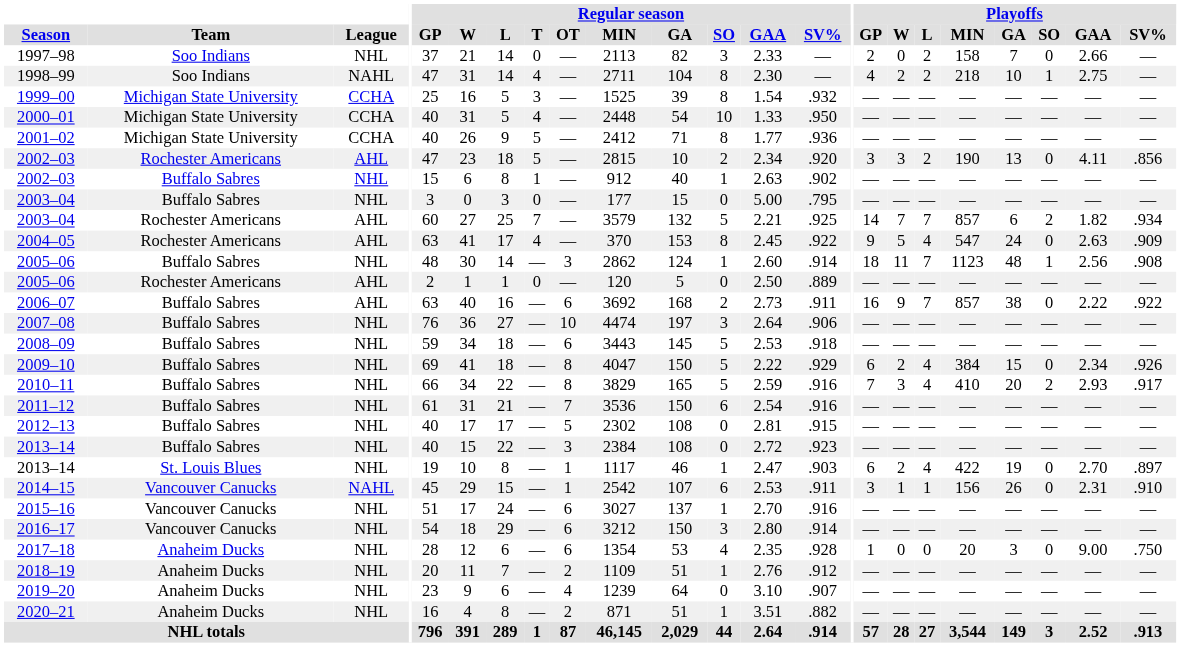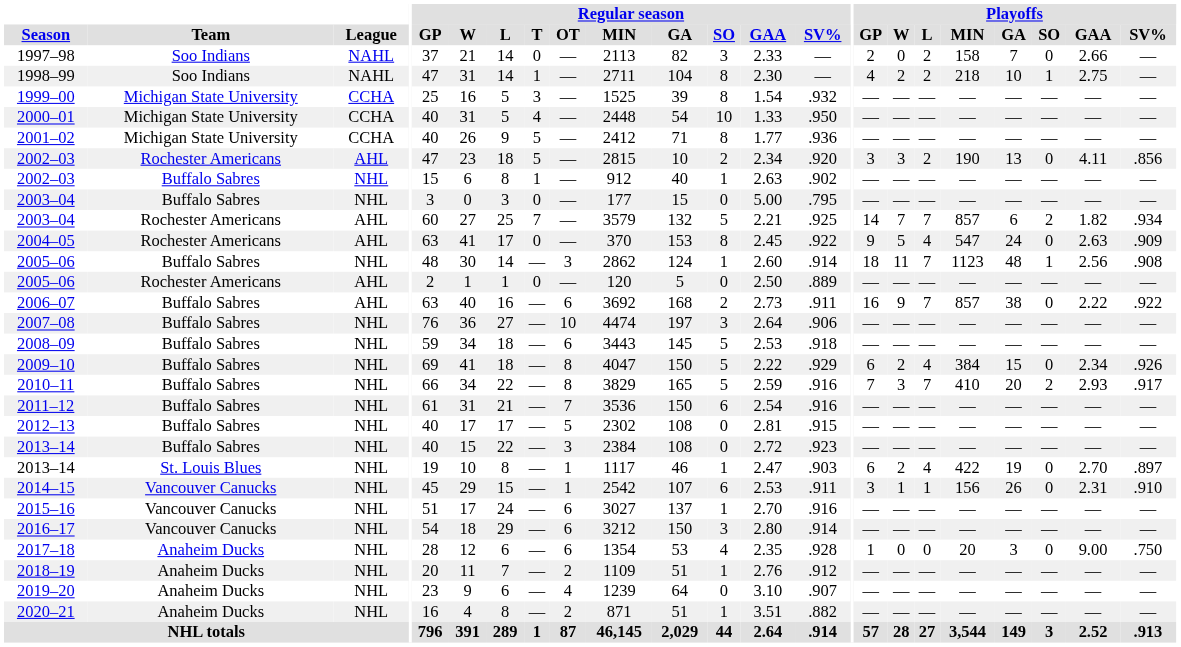(371, 55) NHL -> (371, 55) NAHL
(537, 76) 4 -> (537, 76) 1
(537, 240) 4 -> (537, 240) 0
(927, 385) 4 -> (927, 385) 7
(371, 488) NAHL -> (371, 488) NHL
